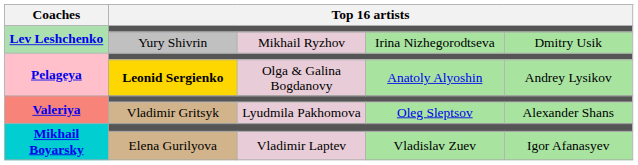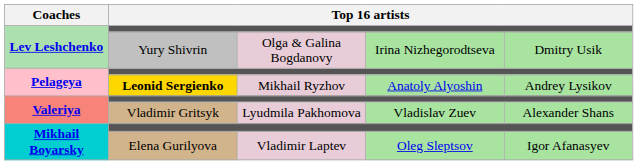(301, 42) Mikhail Ryzhov -> (301, 50) Olga & Galina Bogdanovy
(301, 77) Olga & Galina Bogdanovy -> (301, 85) Mikhail Ryzhov
(435, 112) Oleg Sleptsov -> (435, 112) Vladislav Zuev
(435, 145) Vladislav Zuev -> (435, 145) Oleg Sleptsov
